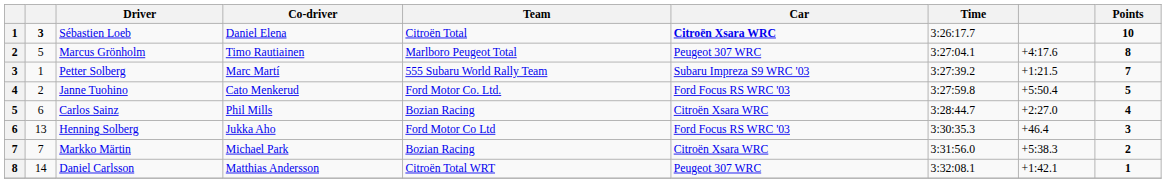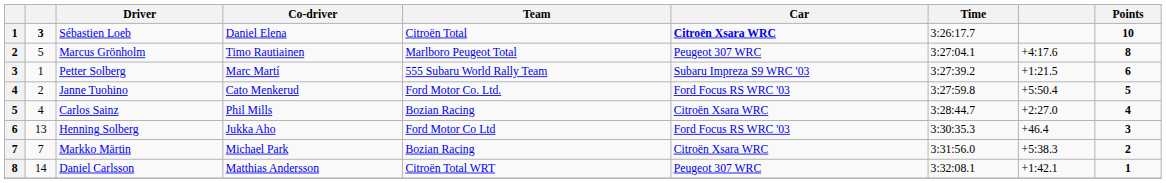(1128, 71) 7 -> (1128, 71) 6
(41, 110) 6 -> (41, 110) 4
